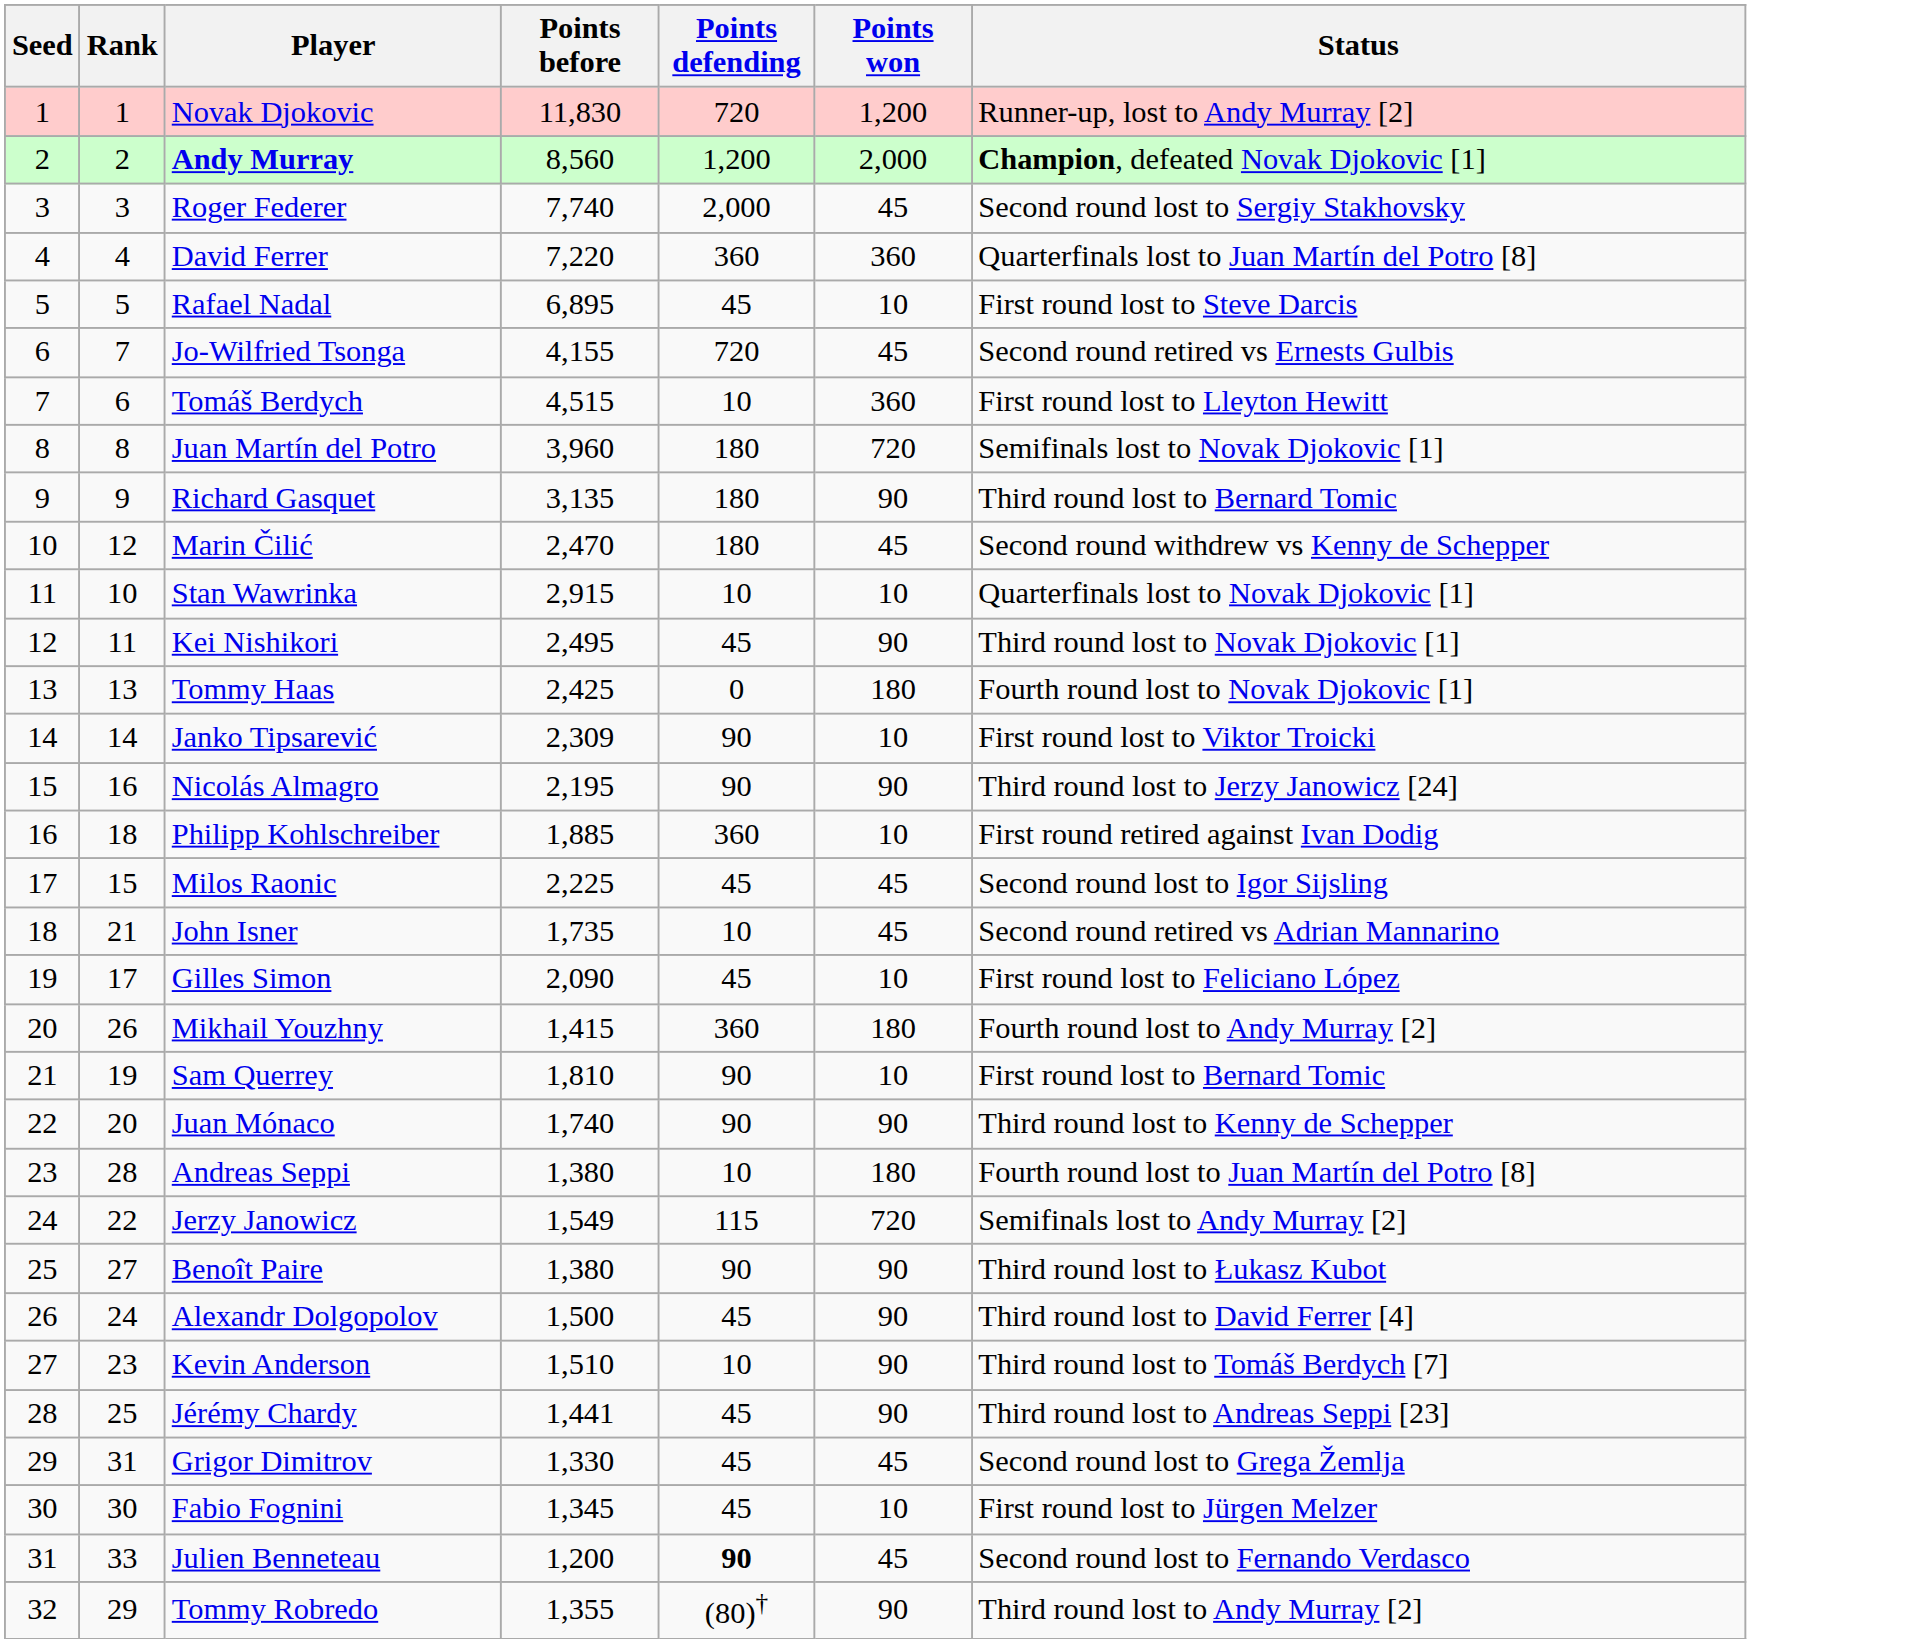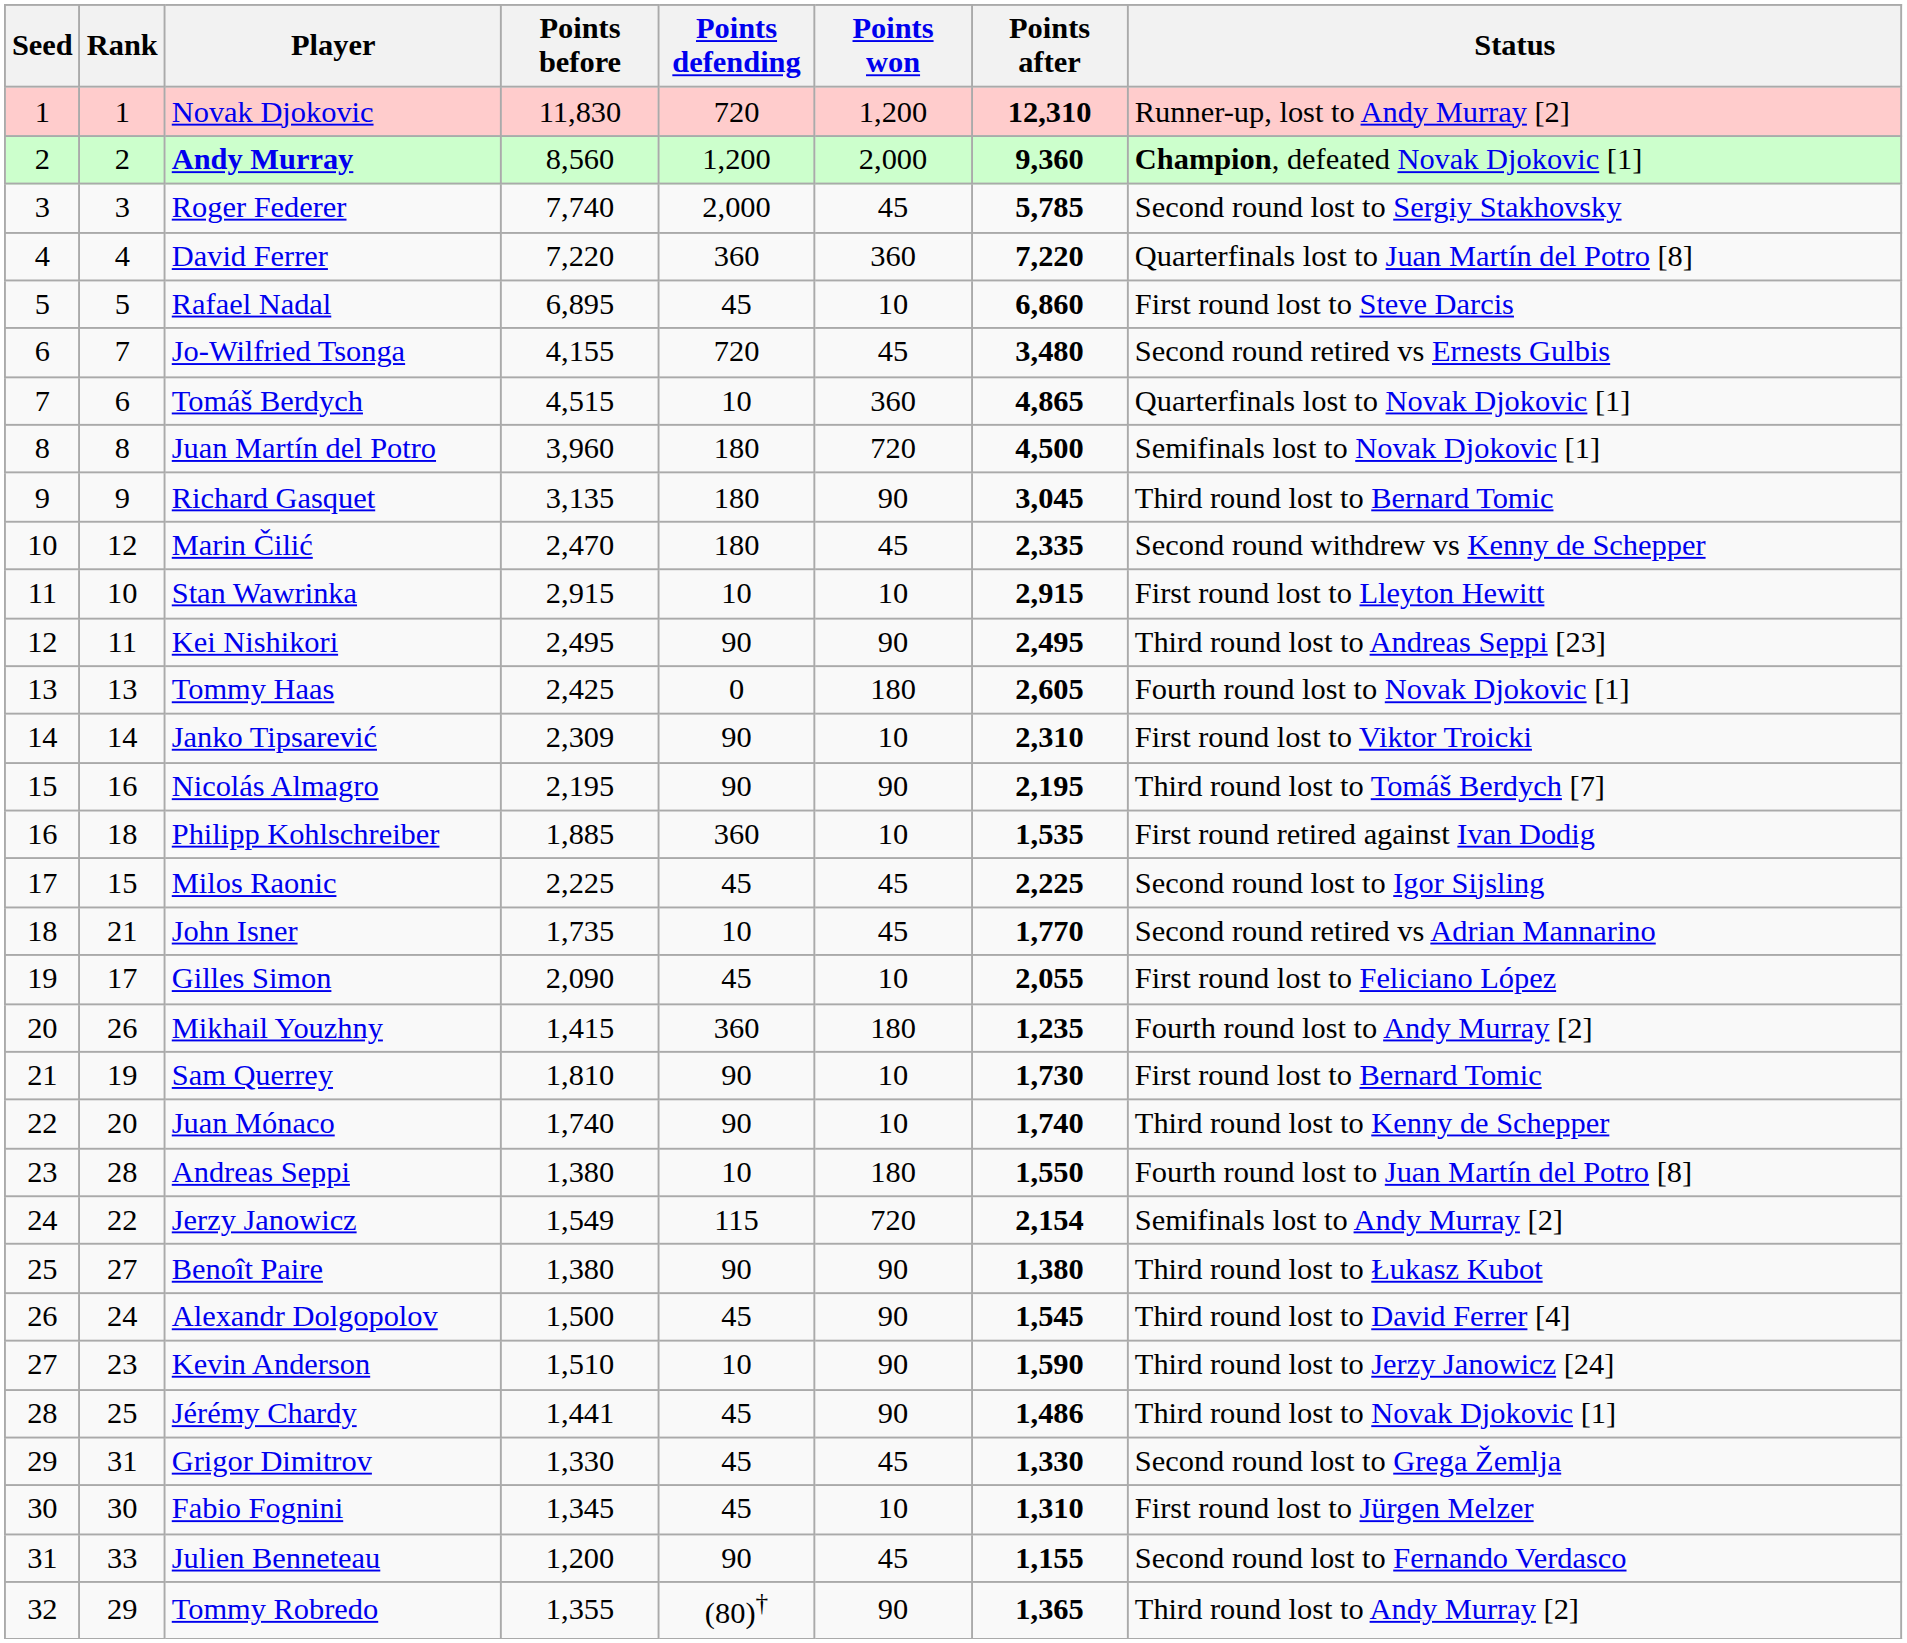+ column: (1050, 45)
(1183, 400) First round lost to Lleyton Hewitt -> (1383, 400) Quarterfinals lost to Novak Djokovic [1]
(1226, 593) Quarterfinals lost to Novak Djokovic [1] -> (1340, 593) First round lost to Lleyton Hewitt
(737, 641) 45 -> (737, 641) 90
(1219, 641) Third round lost to Novak Djokovic [1] -> (1370, 641) Third round lost to Andreas Seppi [23]
(1218, 785) Third round lost to Jerzy Janowicz [24] -> (1370, 785) Third round lost to Tomáš Berdych [7]
(893, 1123) 90 -> (893, 1123) 10
(1213, 1364) Third round lost to Tomáš Berdych [7] -> (1375, 1364) Third round lost to Jerzy Janowicz [24]
(1214, 1412) Third round lost to Andreas Seppi [23] -> (1375, 1412) Third round lost to Novak Djokovic [1]
(737, 1557) bold -> (737, 1557) normal
